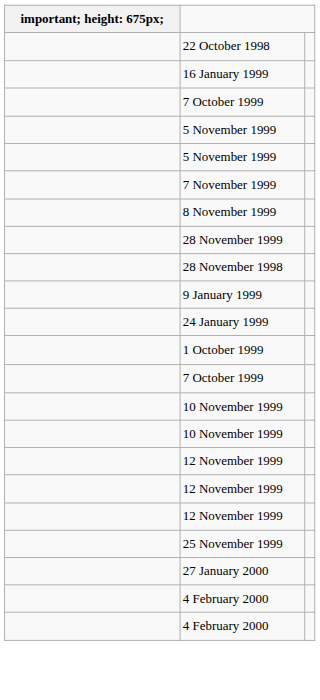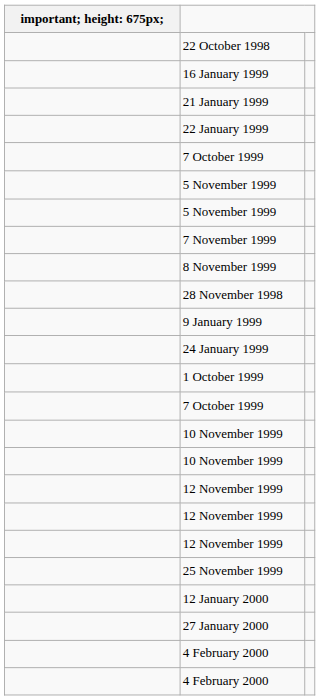+ row: (92, 102)
+ row: (92, 129)
- row: (92, 240)
+ row: (92, 599)
